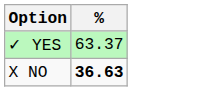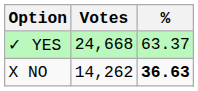+ column: (104, 18)
